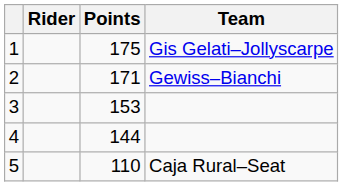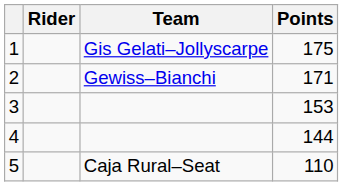columns swapped: (241, 19) <-> (112, 19)
